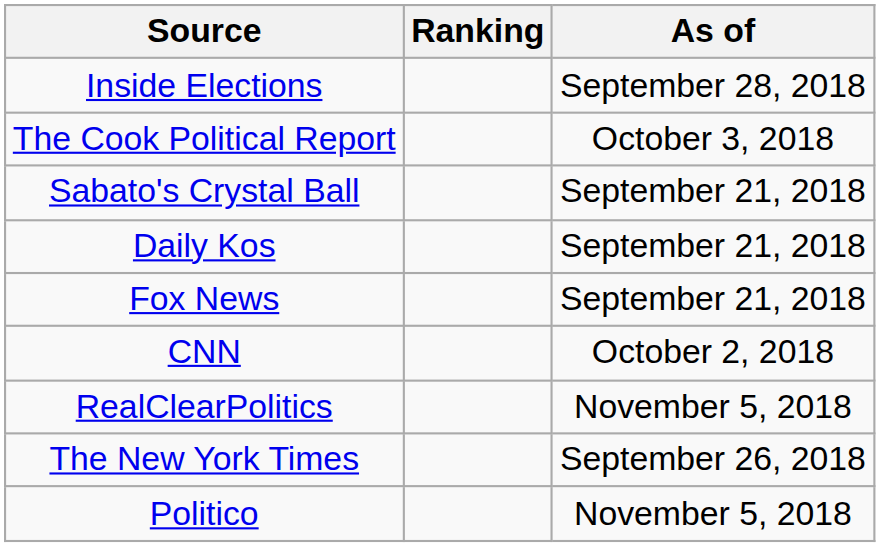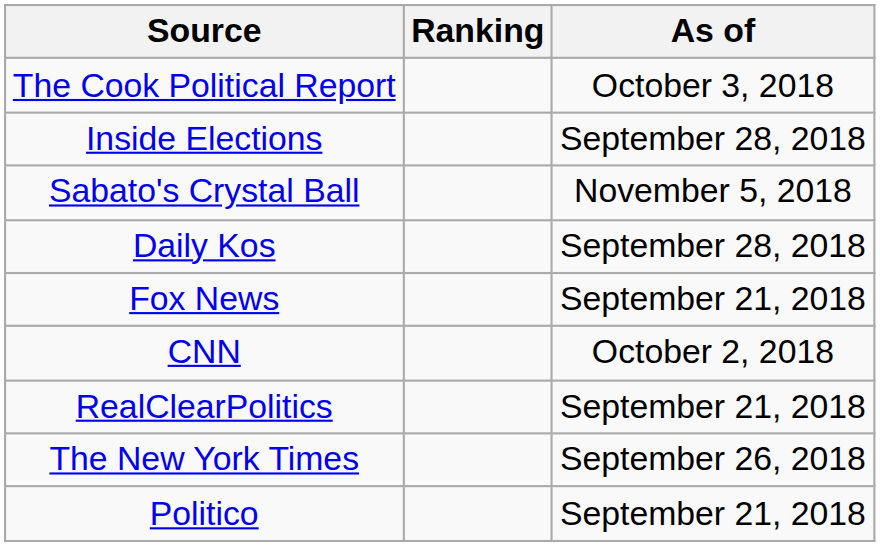rows swapped: (204, 138) <-> (204, 84)
(713, 191) September 21, 2018 -> (713, 191) November 5, 2018
(713, 245) September 21, 2018 -> (713, 245) September 28, 2018
(713, 406) November 5, 2018 -> (713, 406) September 21, 2018
(713, 513) November 5, 2018 -> (713, 513) September 21, 2018
